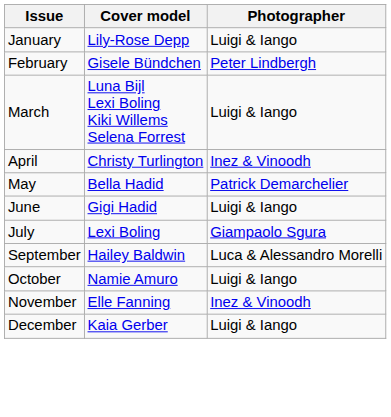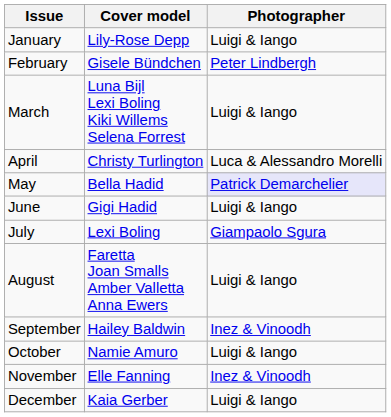(261, 160) Inez & Vinoodh -> (296, 160) Luca & Alessandro Morelli
(279, 184) no background -> (279, 184) lavender background
+ row: (31, 280)
(296, 255) Luca & Alessandro Morelli -> (261, 329) Inez & Vinoodh
